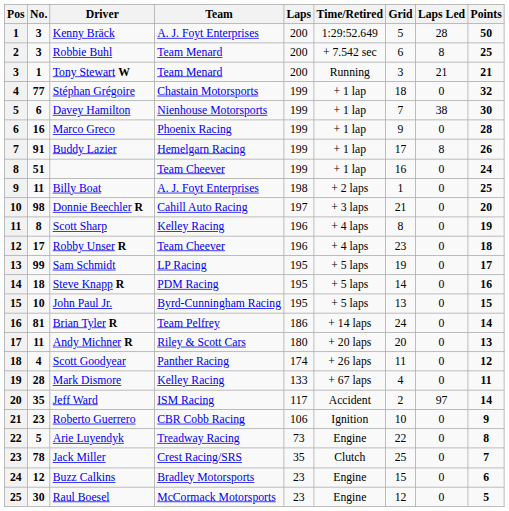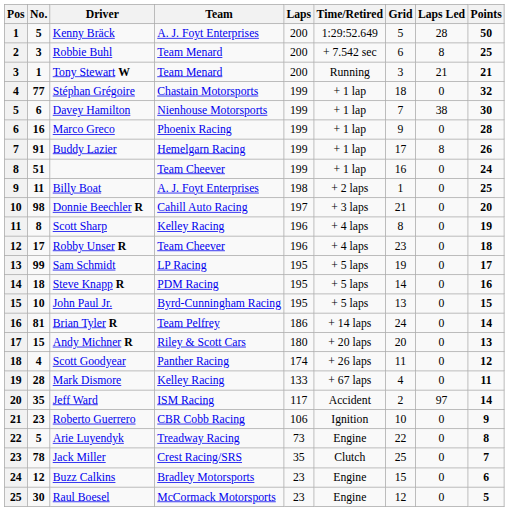(39, 33) 3 -> (39, 33) 5
(39, 342) 11 -> (39, 342) 15
